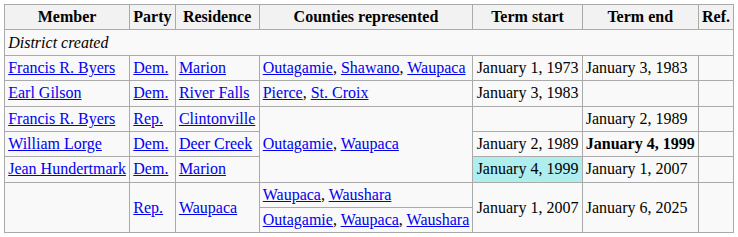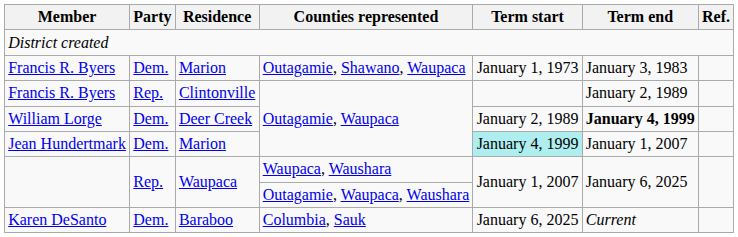- row: (45, 93)
+ row: (57, 220)
